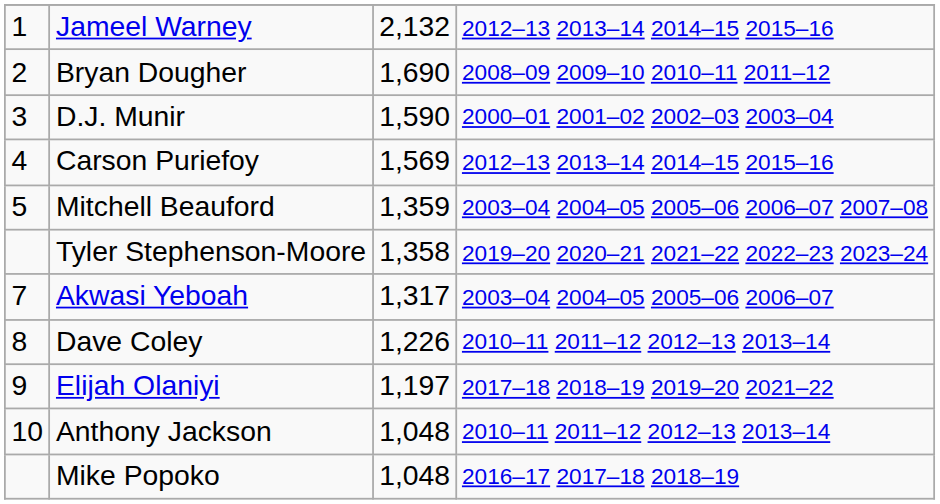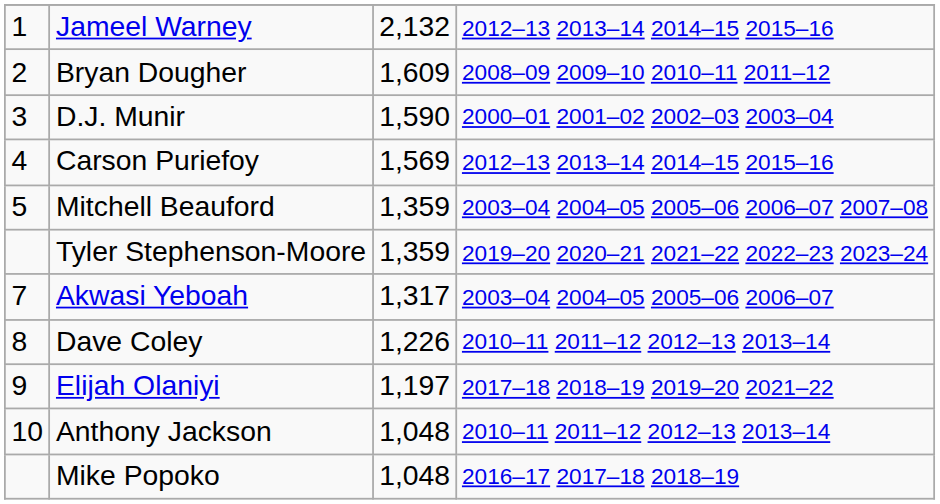(415, 71) 1,690 -> (415, 71) 1,609
(415, 251) 1,358 -> (415, 251) 1,359
